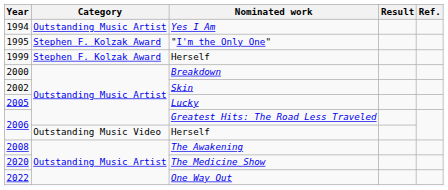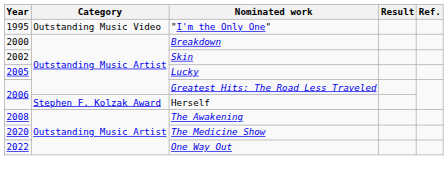- row: (18, 27)
(97, 42) Stephen F. Kolzak Award -> (97, 27) Outstanding Music Video
- row: (18, 57)
(97, 132) Outstanding Music Video -> (97, 102) Stephen F. Kolzak Award
